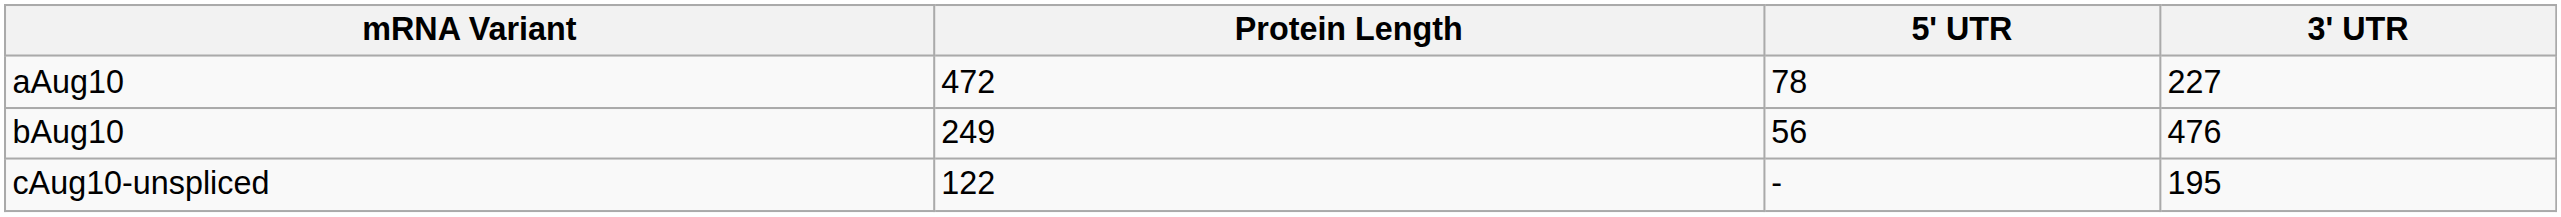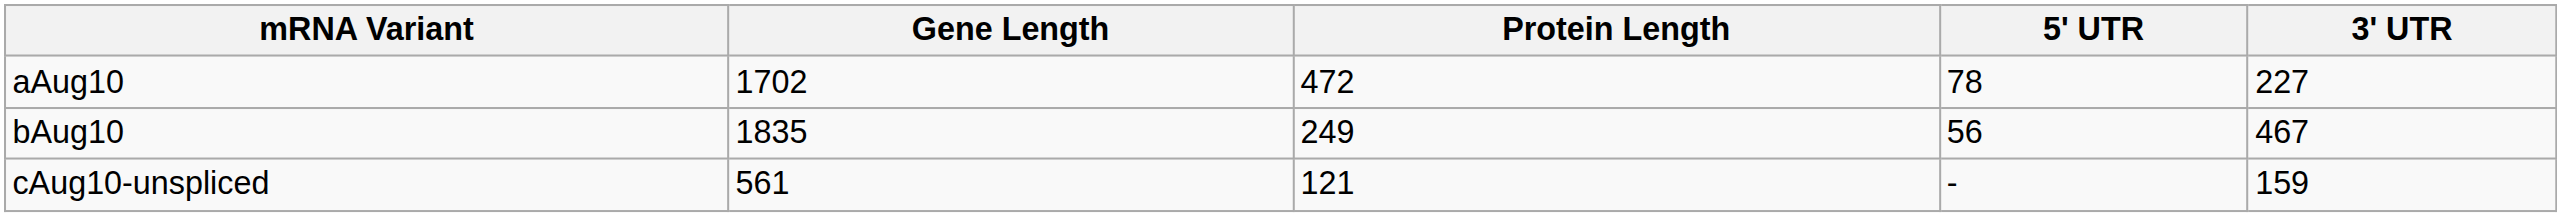+ column: (1011, 30)
(2194, 132) 476 -> (2282, 132) 467
(968, 183) 122 -> (1328, 183) 121
(2194, 183) 195 -> (2282, 183) 159
